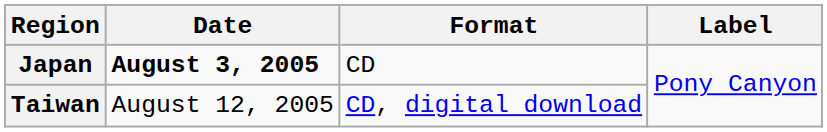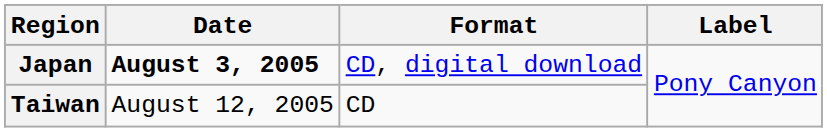(360, 65) CD -> (494, 65) CD, digital download
(494, 106) CD, digital download -> (360, 106) CD
